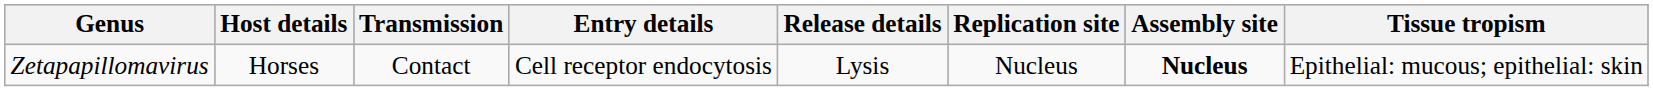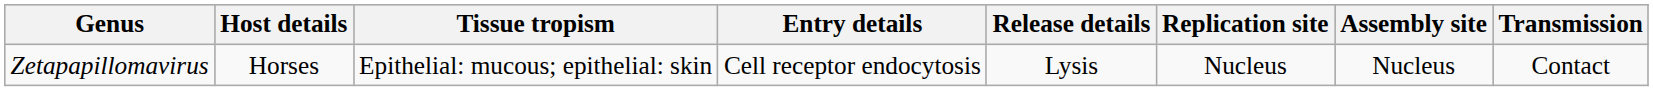columns swapped: (1466, 24) <-> (431, 24)
(1205, 64) bold -> (1414, 64) normal
